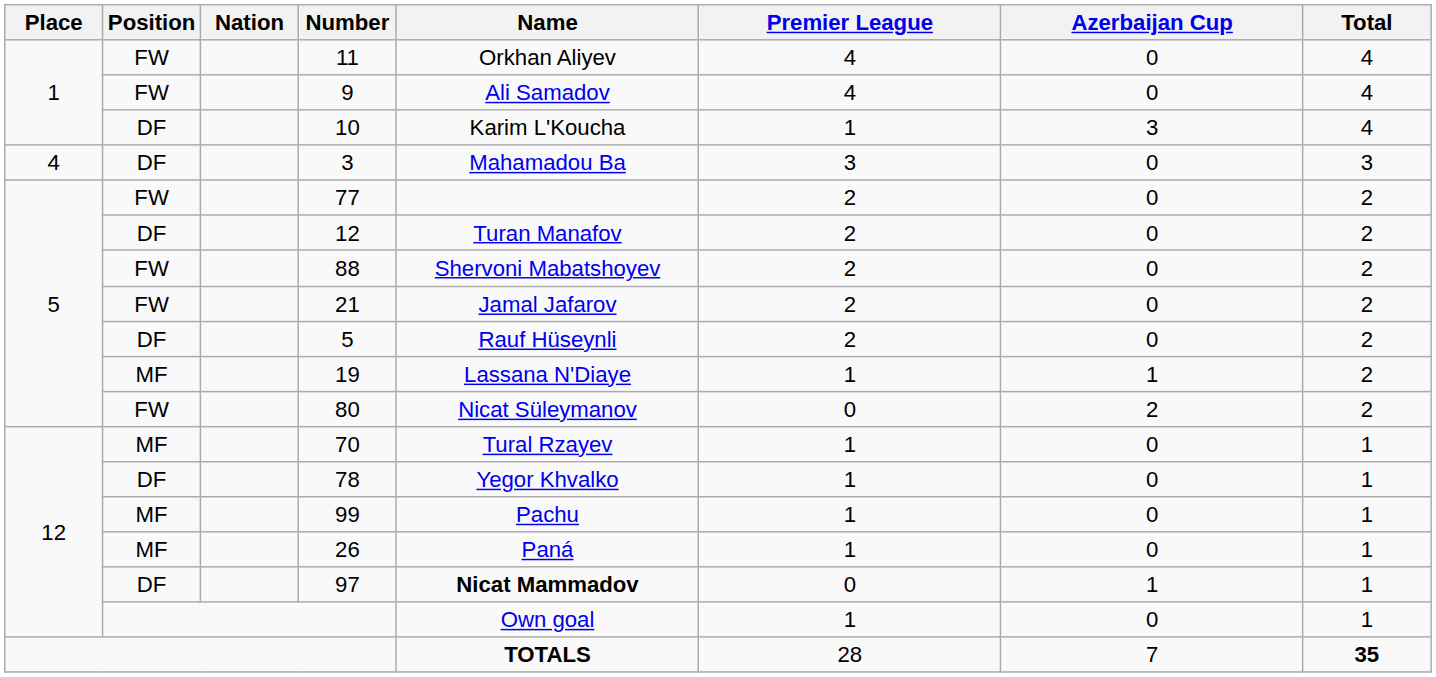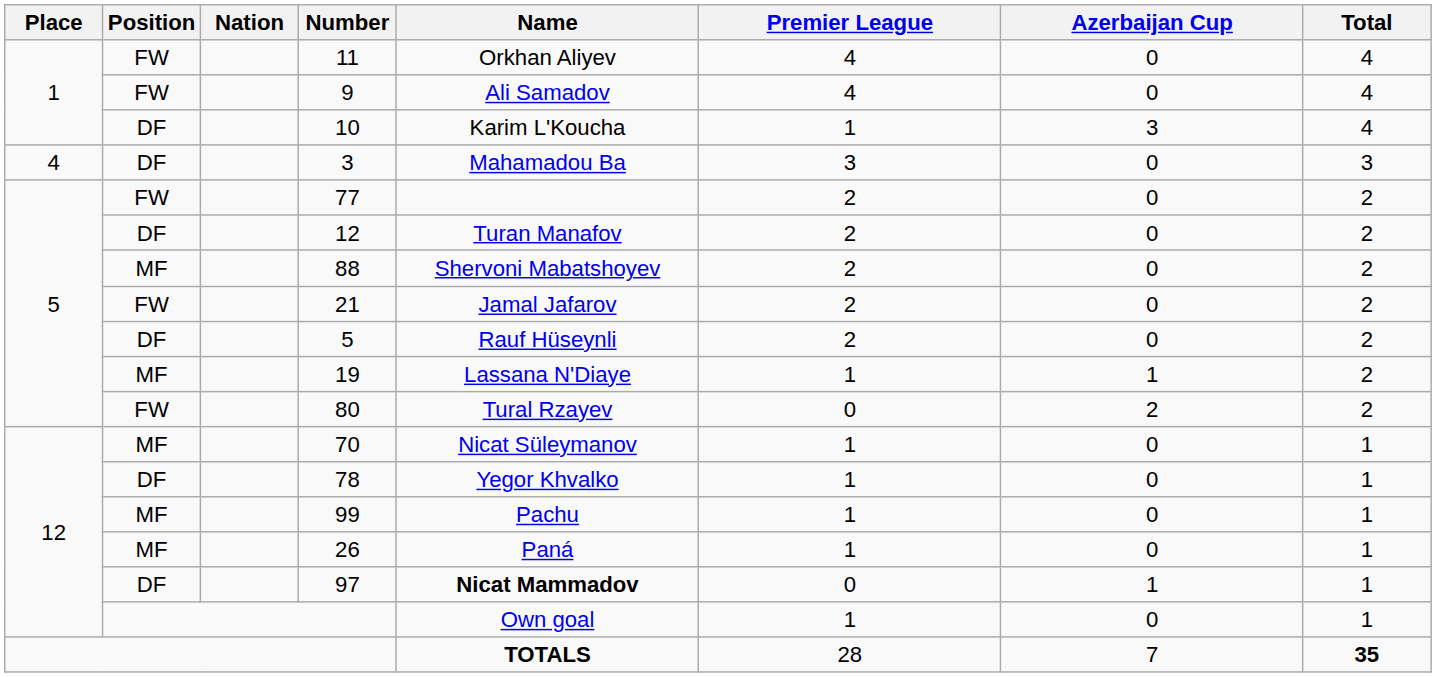(152, 268) FW -> (152, 268) MF
(548, 409) Nicat Süleymanov -> (548, 409) Tural Rzayev
(548, 444) Tural Rzayev -> (548, 444) Nicat Süleymanov
